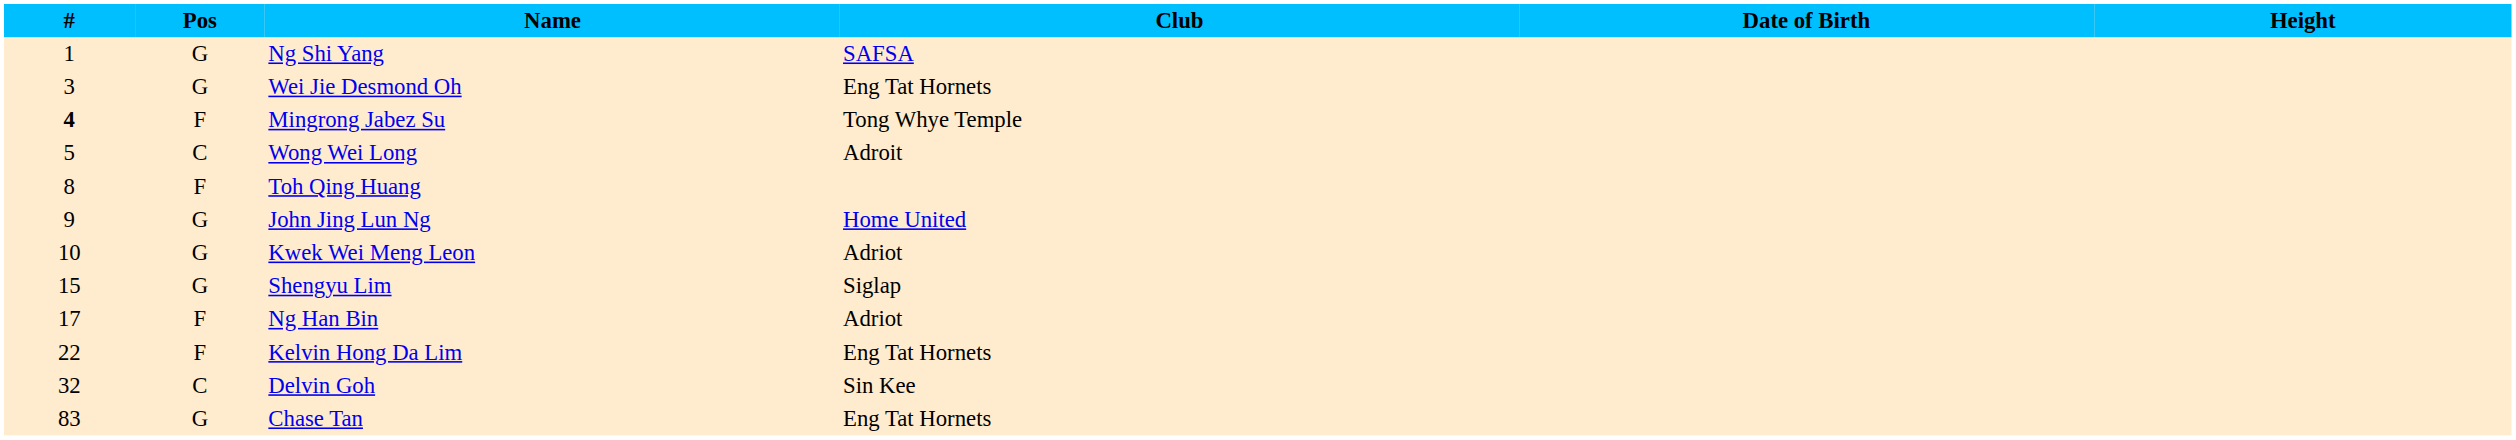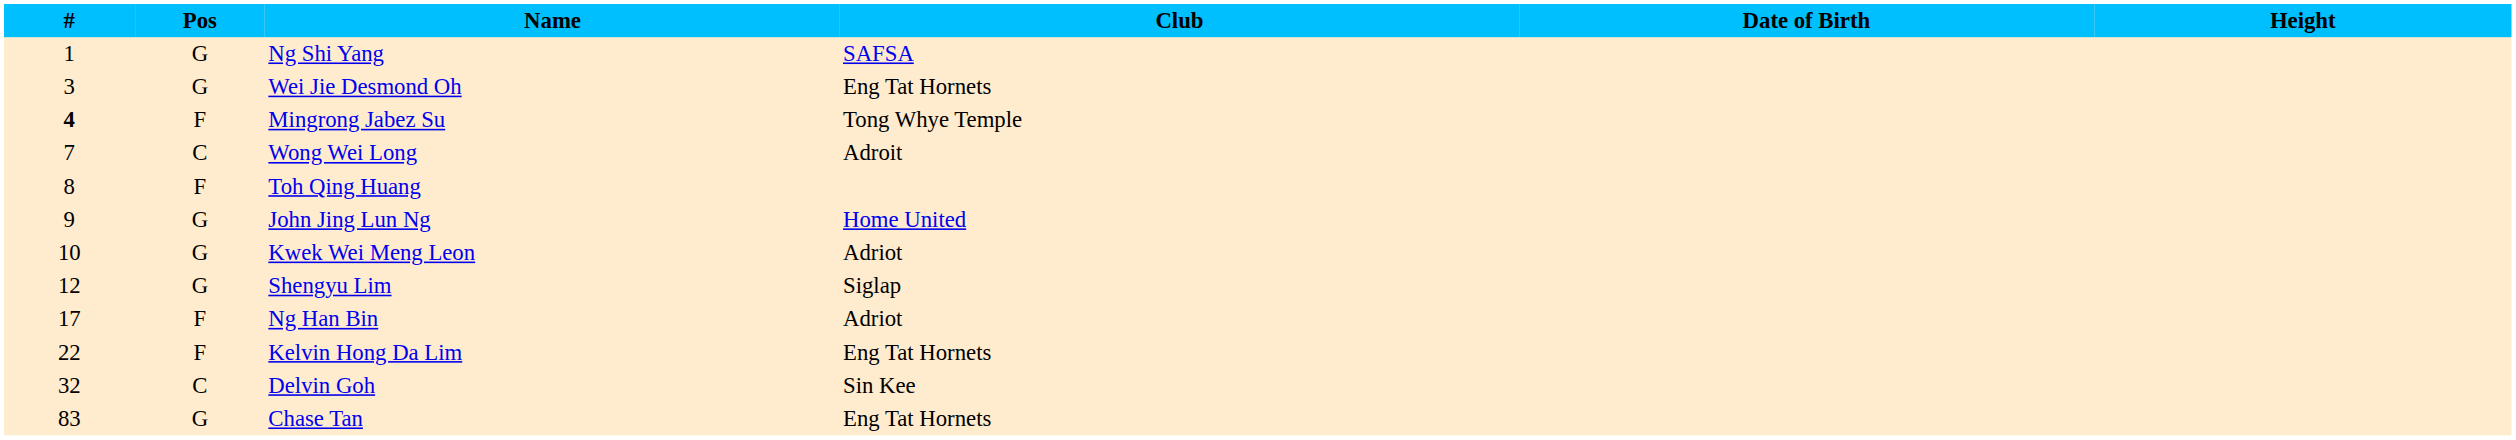(69, 153) 5 -> (69, 153) 7
(69, 285) 15 -> (69, 285) 12
